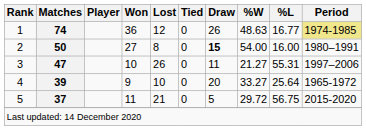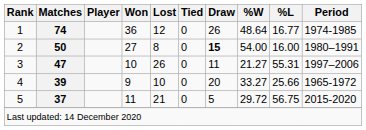(254, 30) 48.63 -> (254, 30) 48.64
(330, 30) khaki background -> (330, 30) no background
(286, 82) 25.64 -> (286, 82) 25.66
